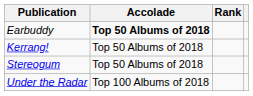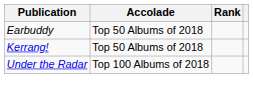(151, 30) bold -> (148, 30) normal
- row: (33, 64)
